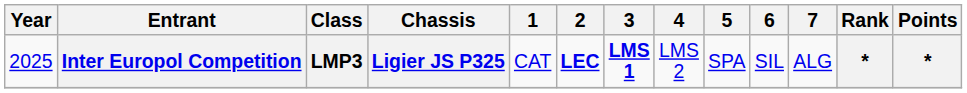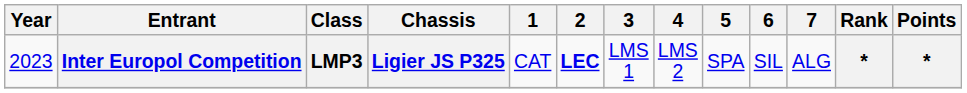(31, 61) 2025 -> (31, 61) 2023
(629, 61) bold -> (629, 61) normal
